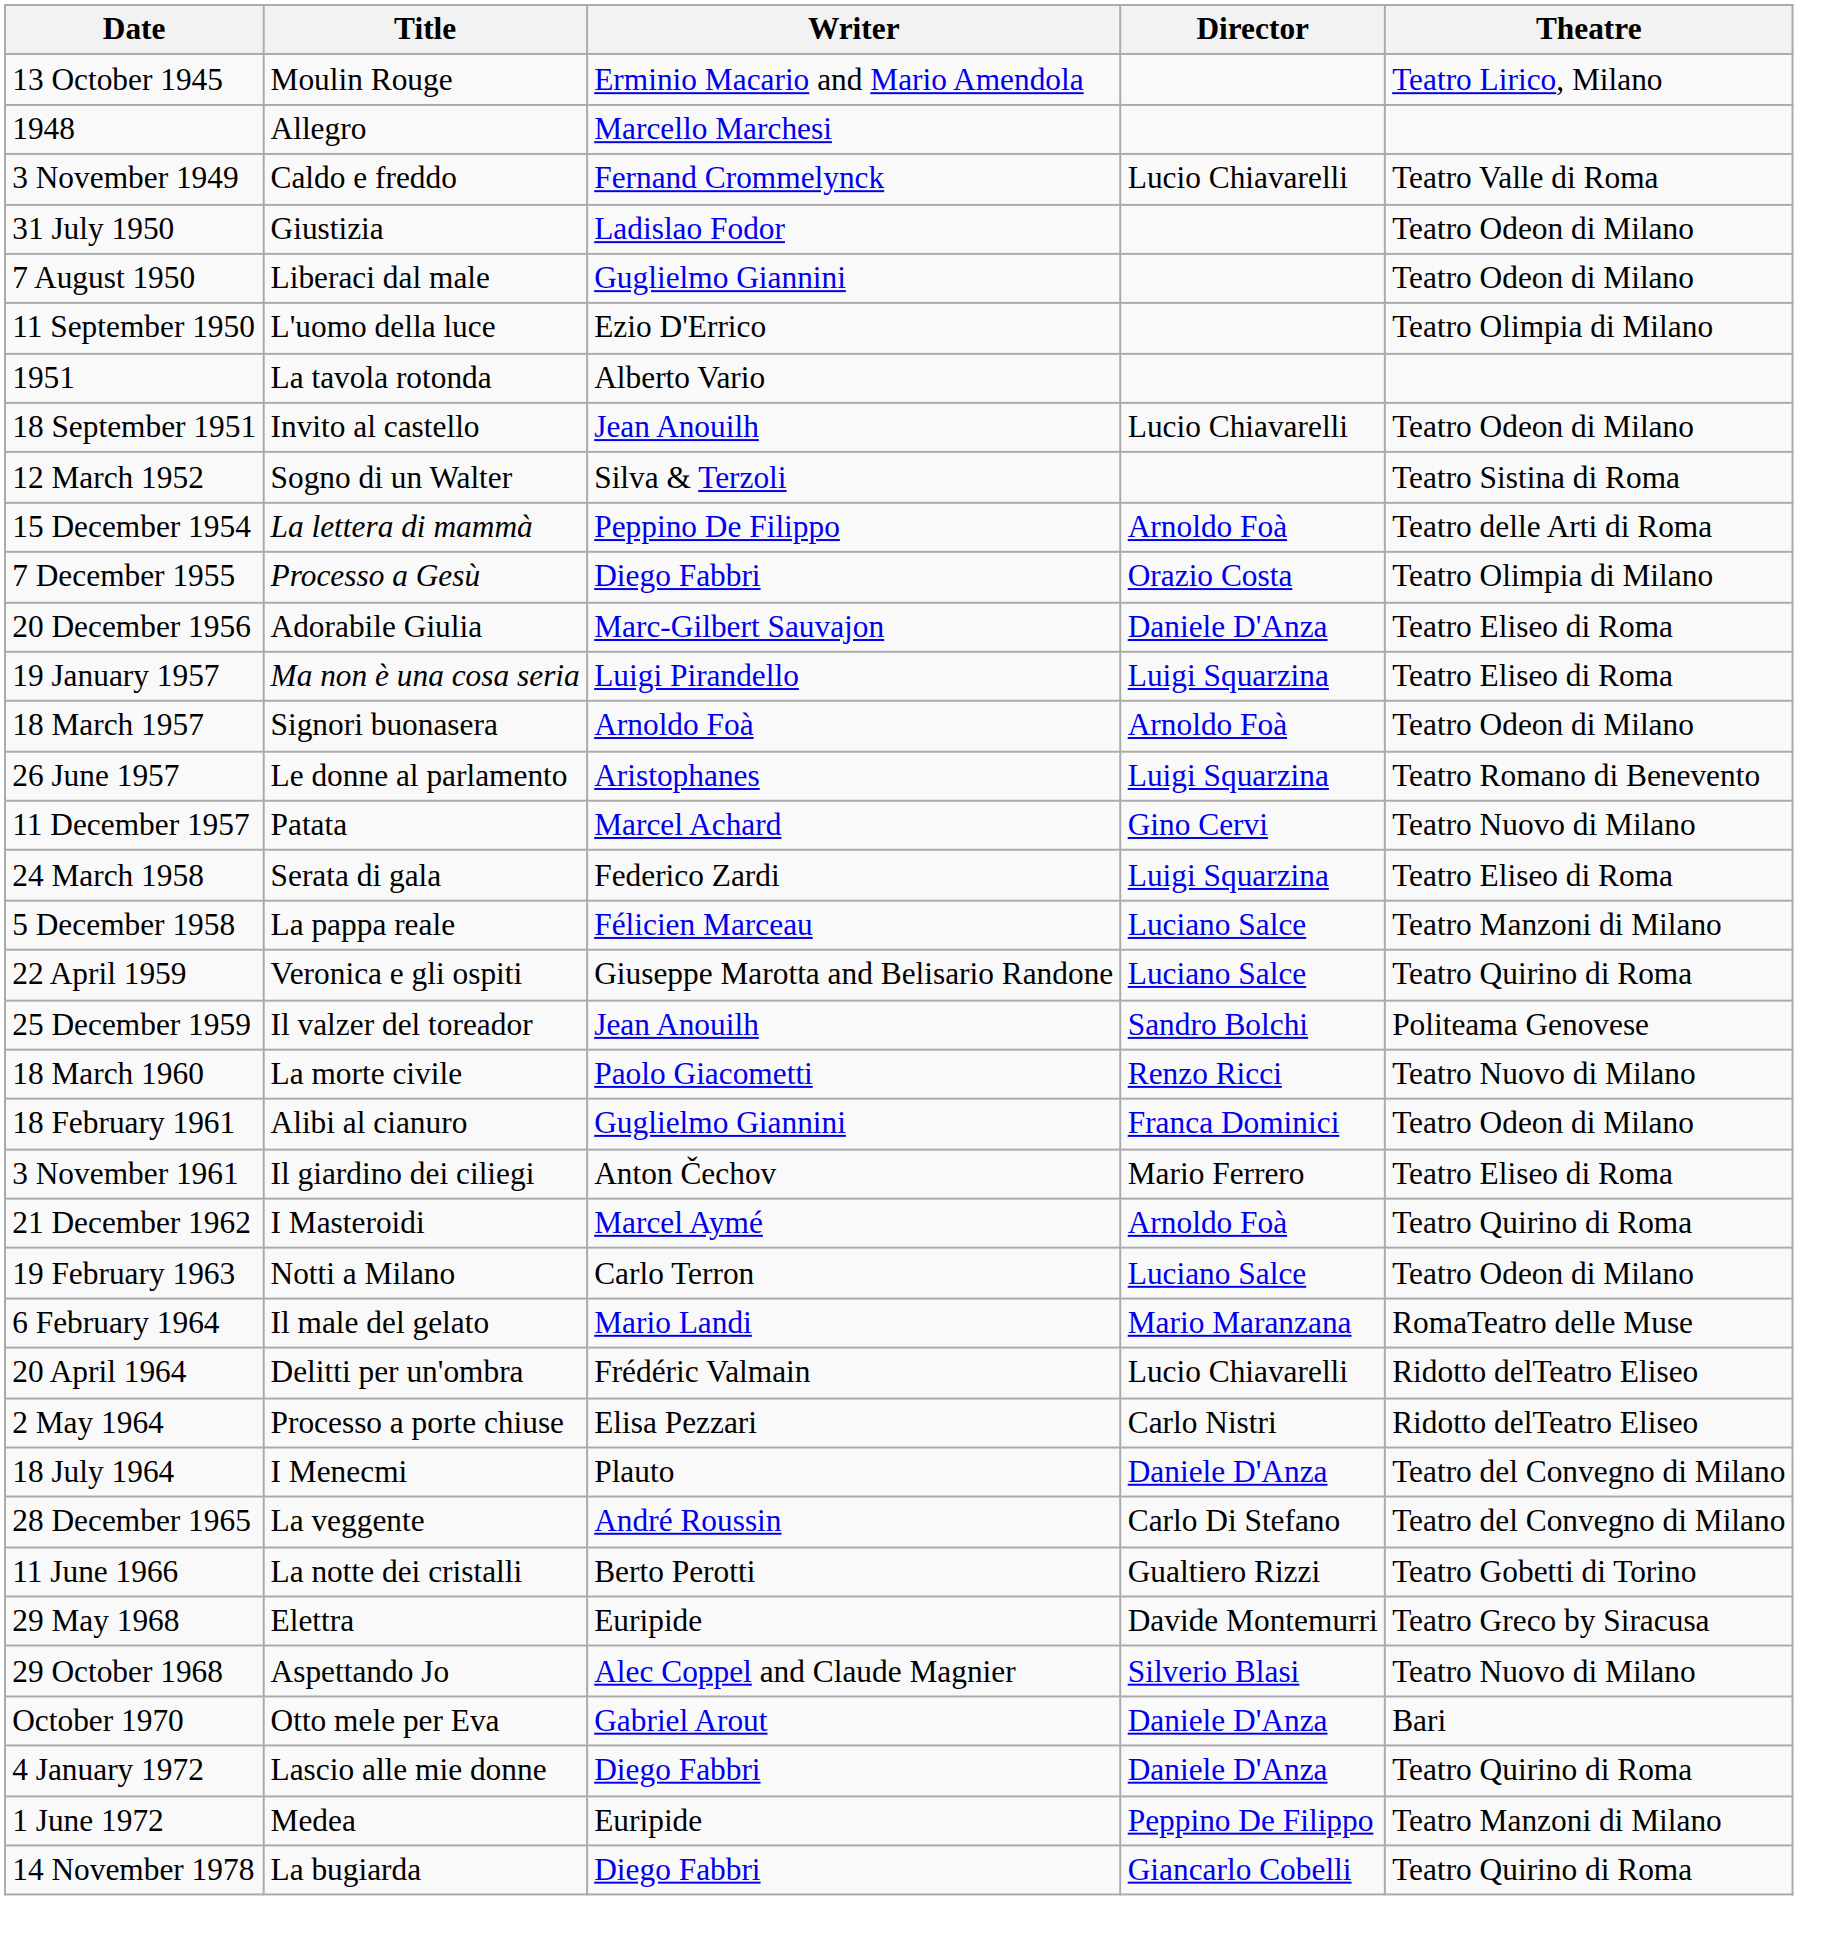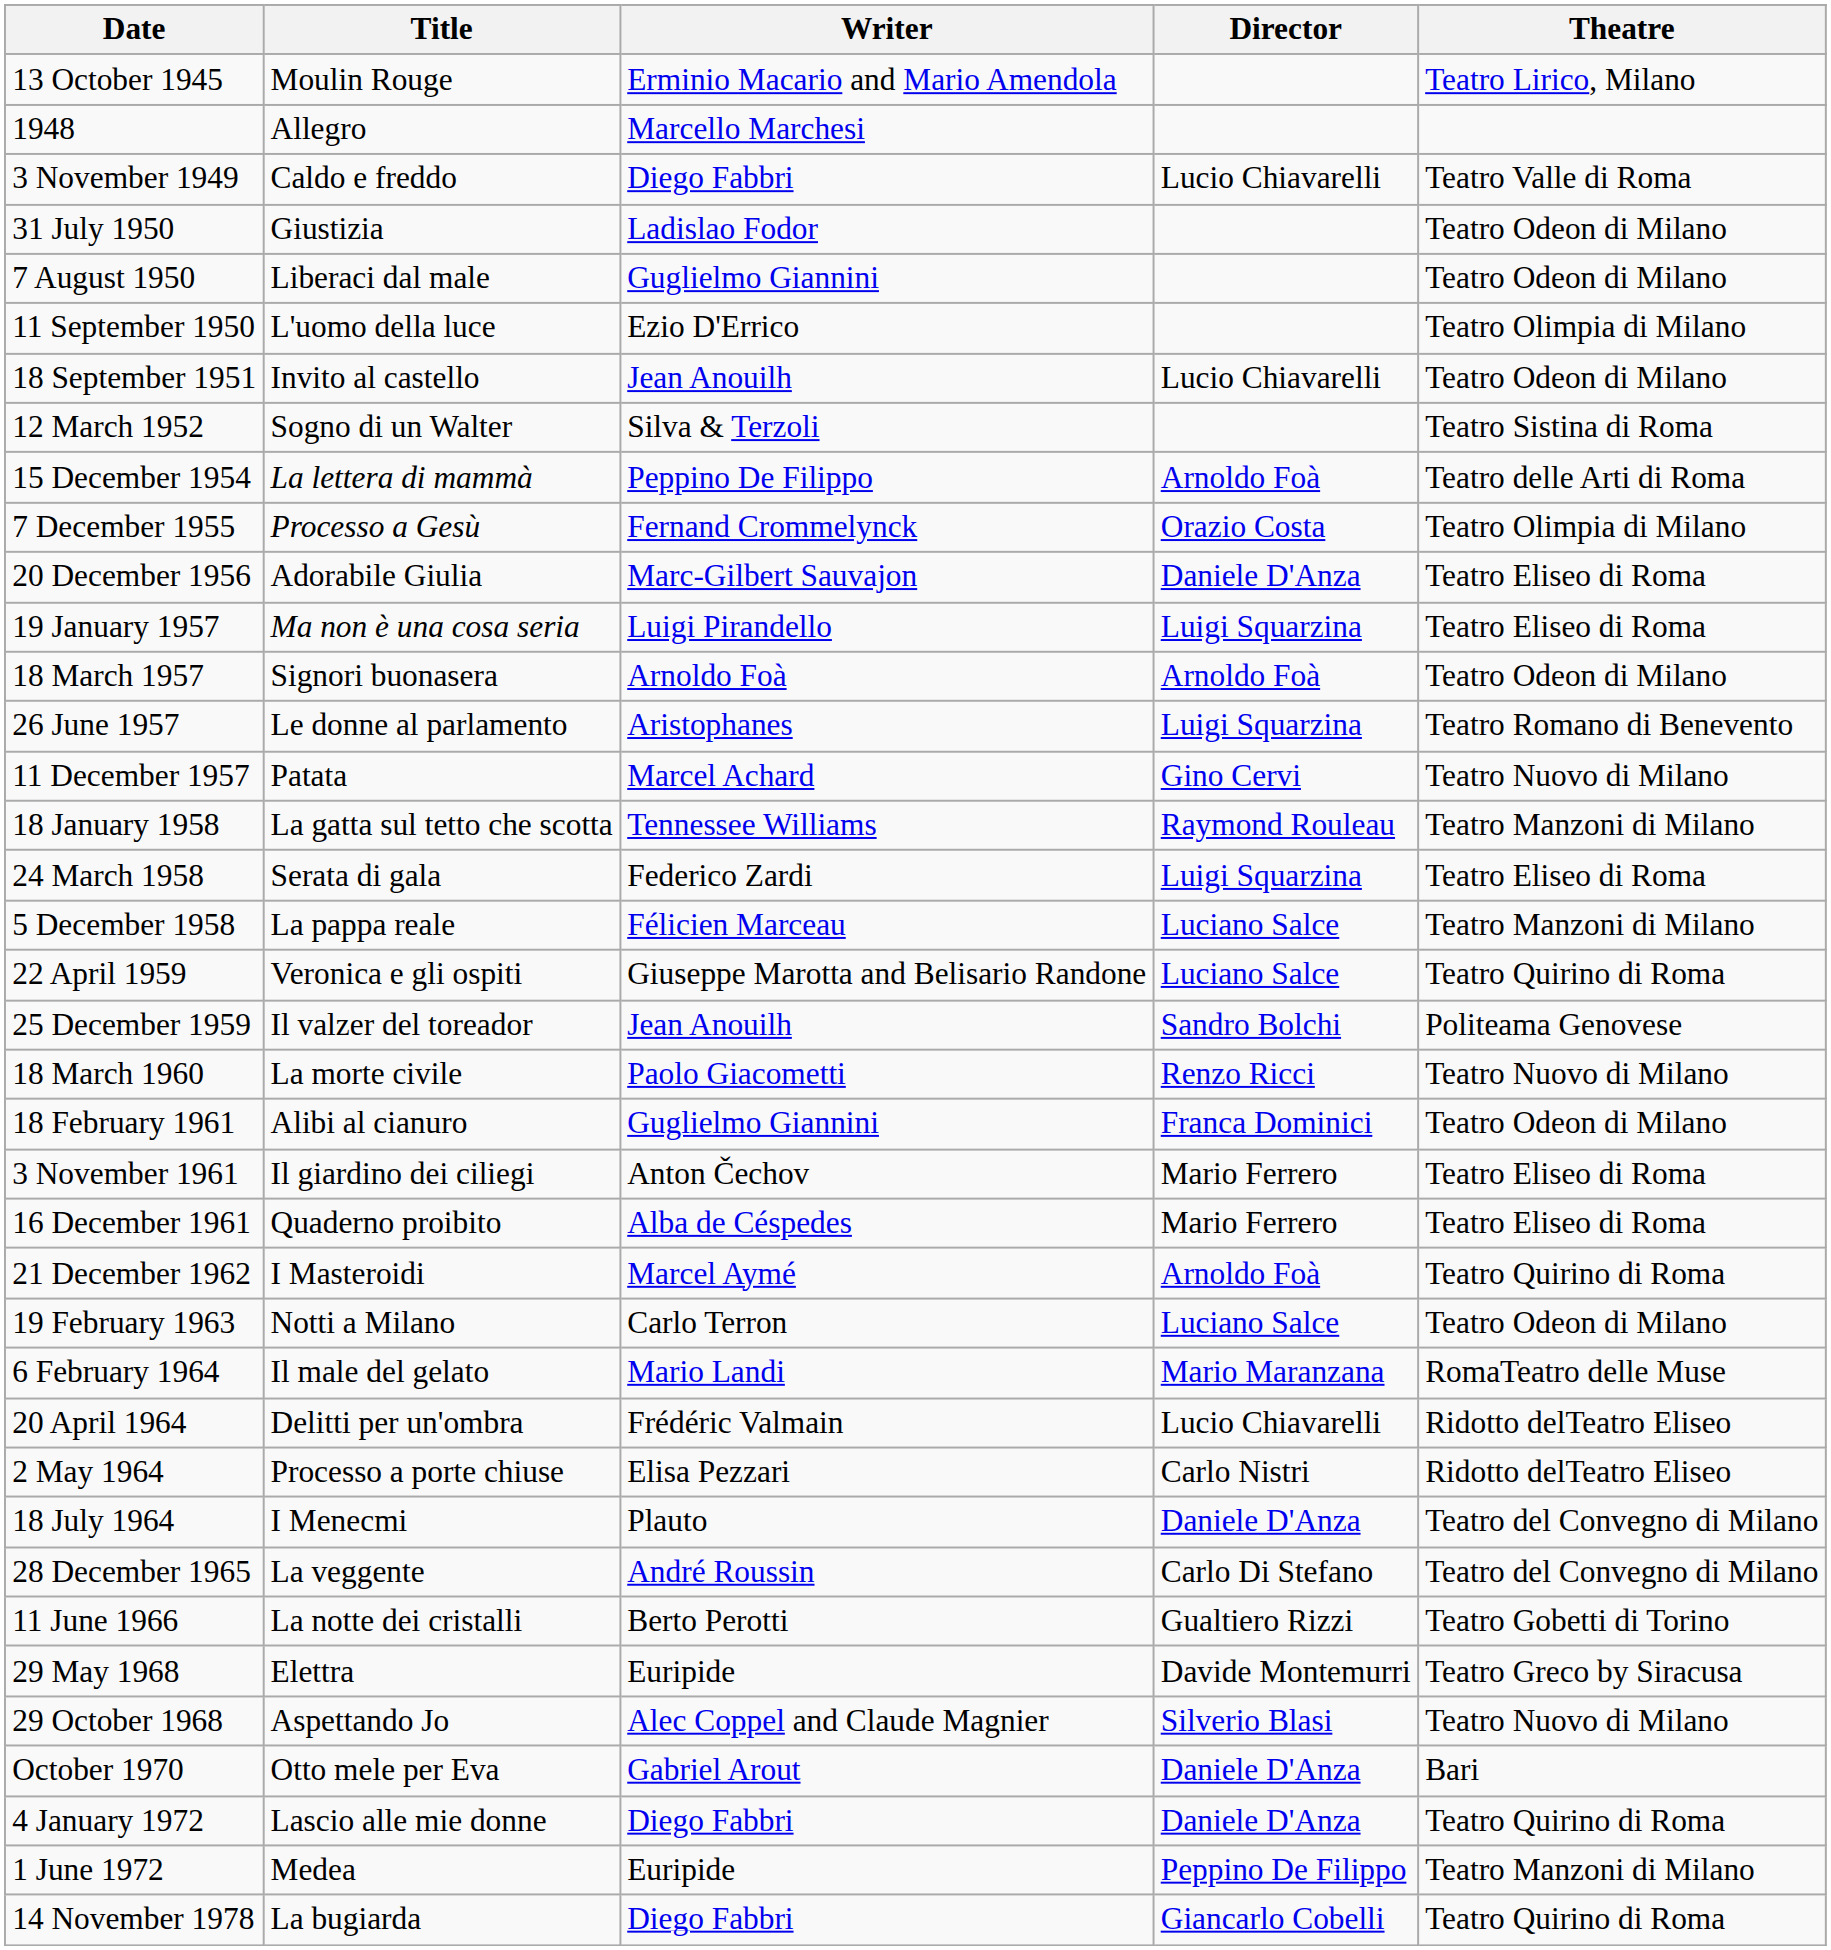(739, 178) Fernand Crommelynck -> (710, 178) Diego Fabbri
- row: (44, 377)
(677, 576) Diego Fabbri -> (772, 526) Fernand Crommelynck
+ row: (116, 825)
+ row: (132, 1223)
